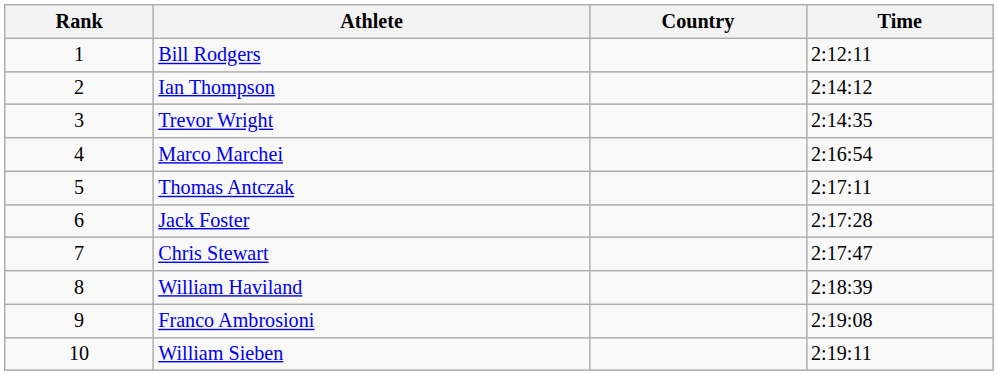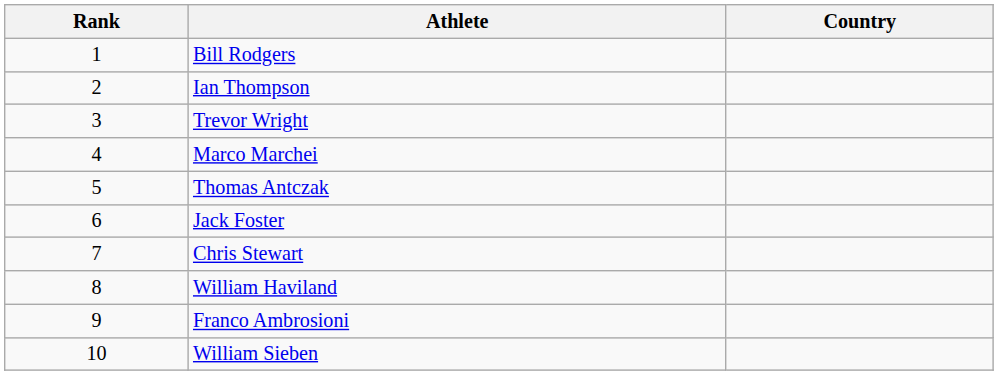- column: (900, 21)
